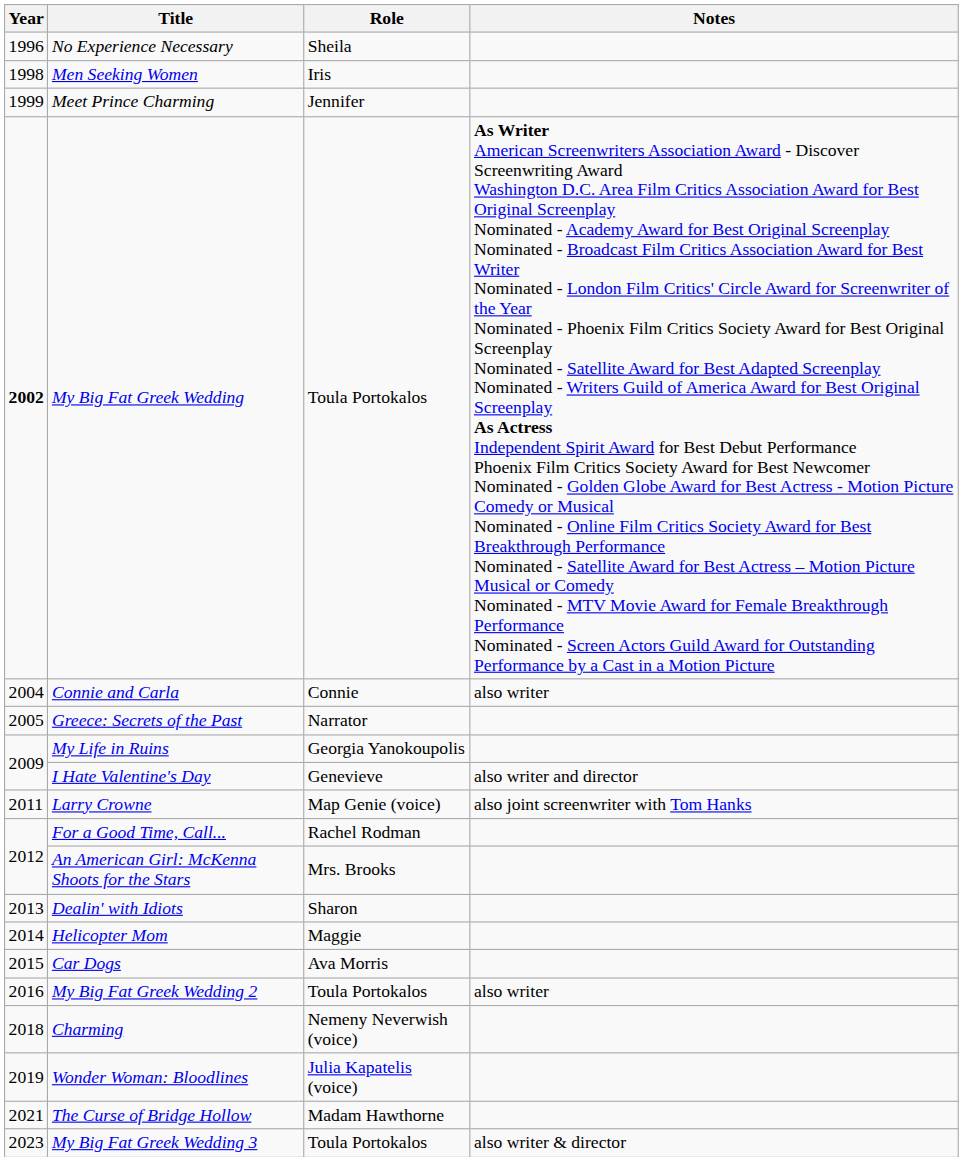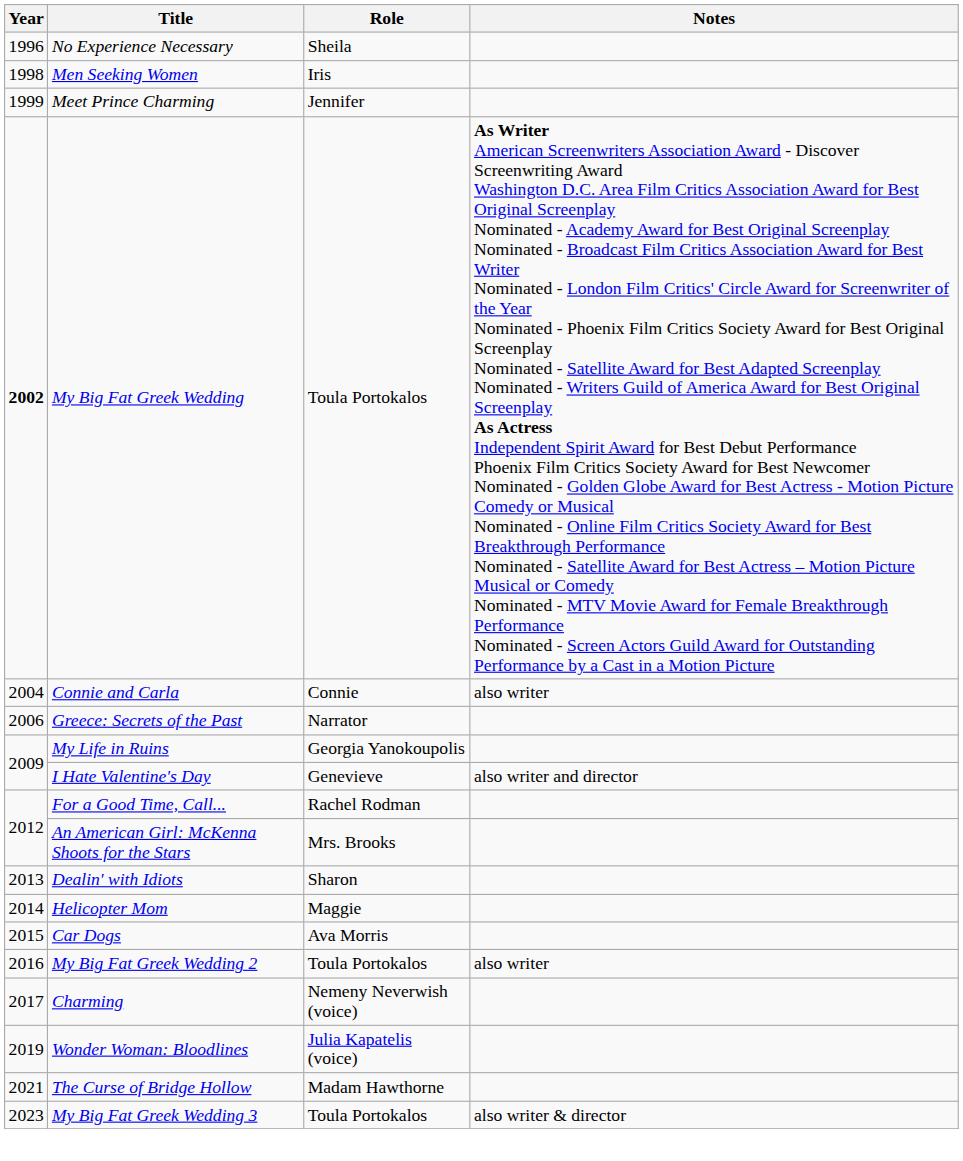(26, 720) 2005 -> (26, 720) 2006
- row: (102, 804)
(26, 1029) 2018 -> (26, 1001) 2017
